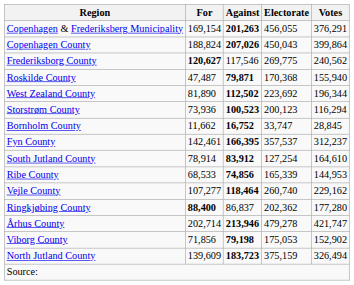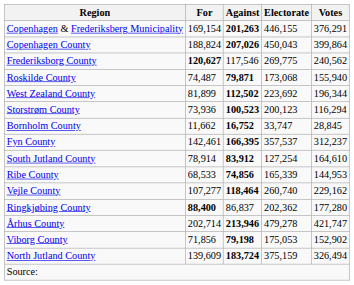(281, 28) 456,055 -> (281, 28) 446,155
(202, 77) 47,487 -> (202, 77) 74,487
(281, 77) 170,368 -> (281, 77) 173,068
(202, 93) 81,890 -> (202, 93) 81,899
(242, 256) 183,723 -> (242, 256) 183,724
